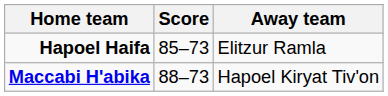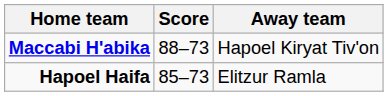rows swapped: (79, 76) <-> (95, 47)
